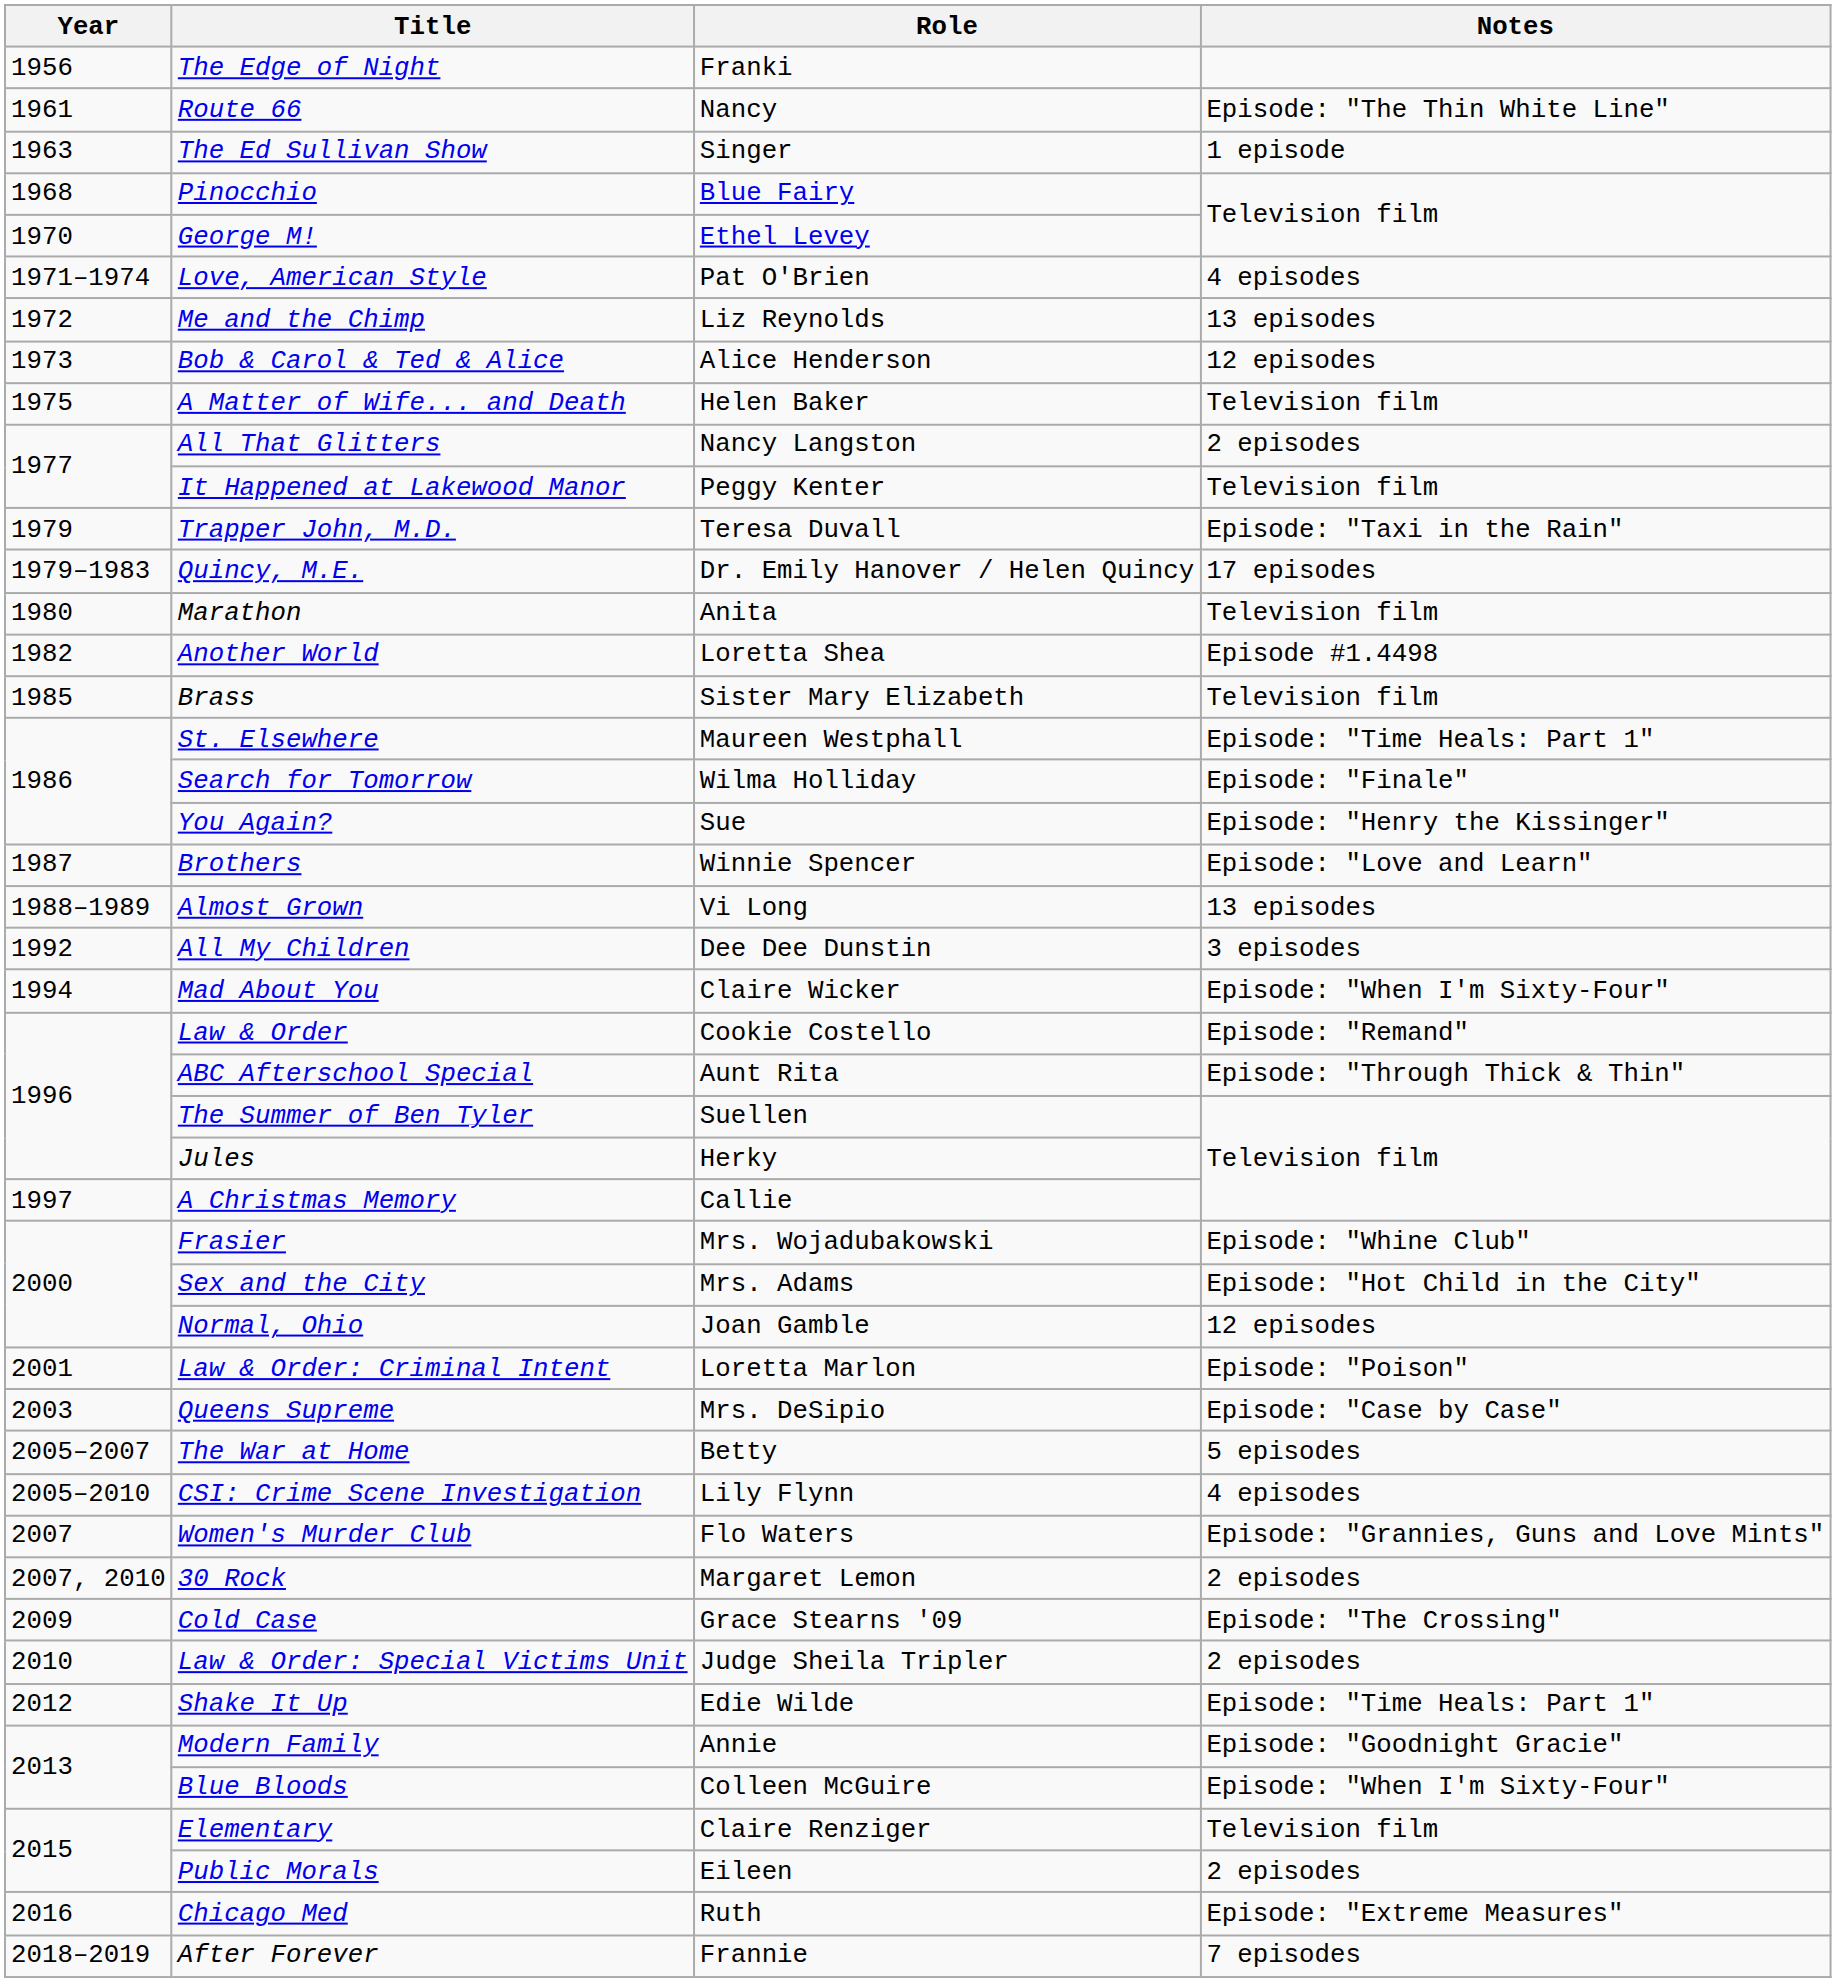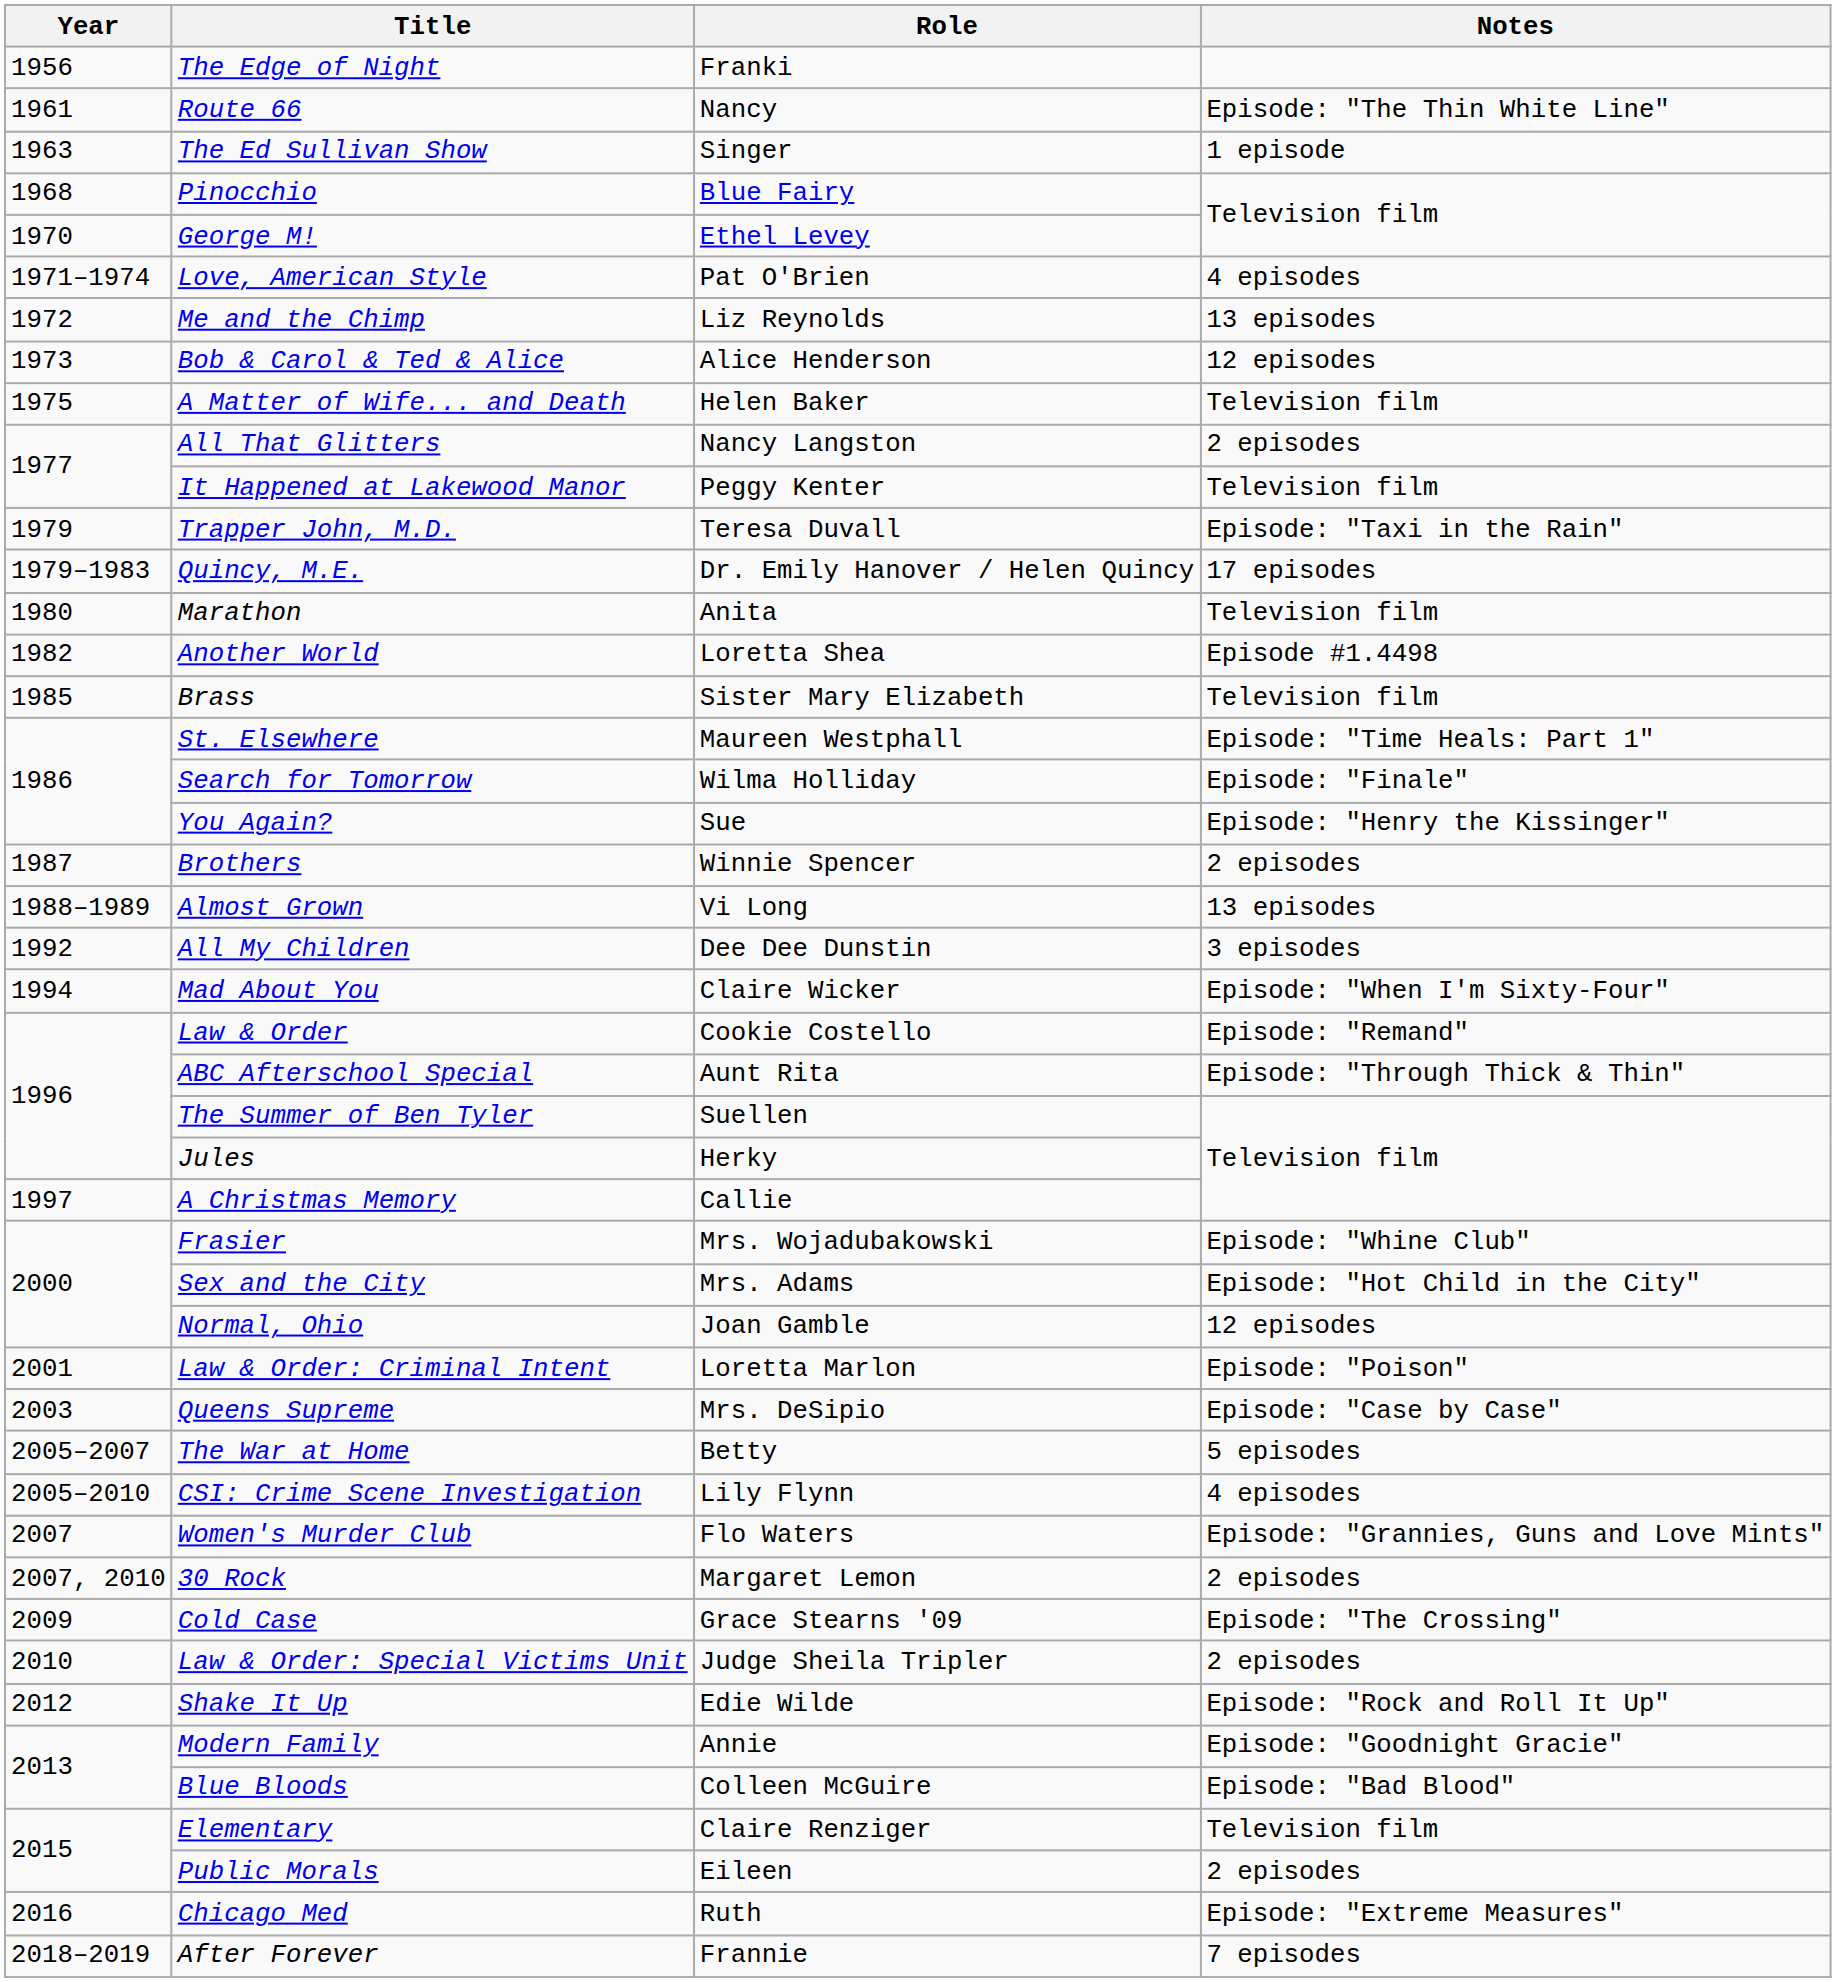(1399, 865) Episode: "Love and Learn" -> (1284, 865) 2 episodes
(1430, 1704) Episode: "Time Heals: Part 1" -> (1438, 1704) Episode: "Rock and Roll It Up"
(1438, 1788) Episode: "When I'm Sixty-Four" -> (1361, 1788) Episode: "Bad Blood"
